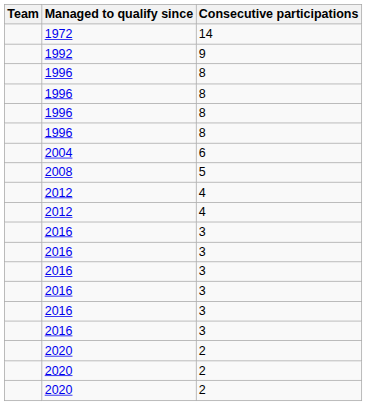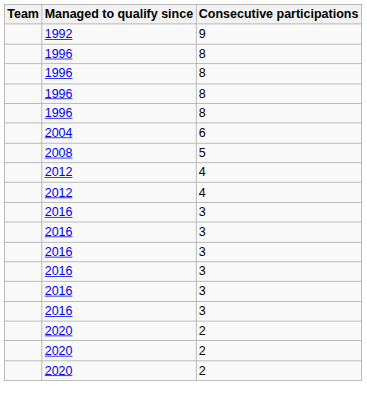- row: (59, 34)
